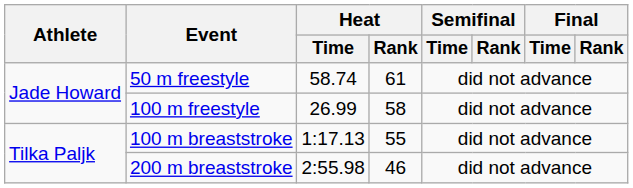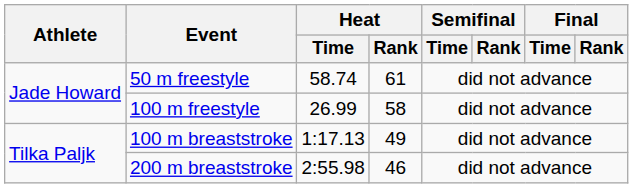(396, 138) 55 -> (396, 138) 49
